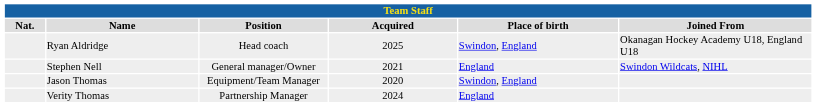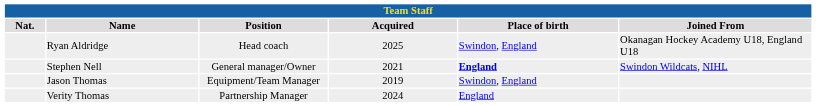(476, 66) normal -> (478, 66) bold
(393, 81) 2020 -> (393, 81) 2019
